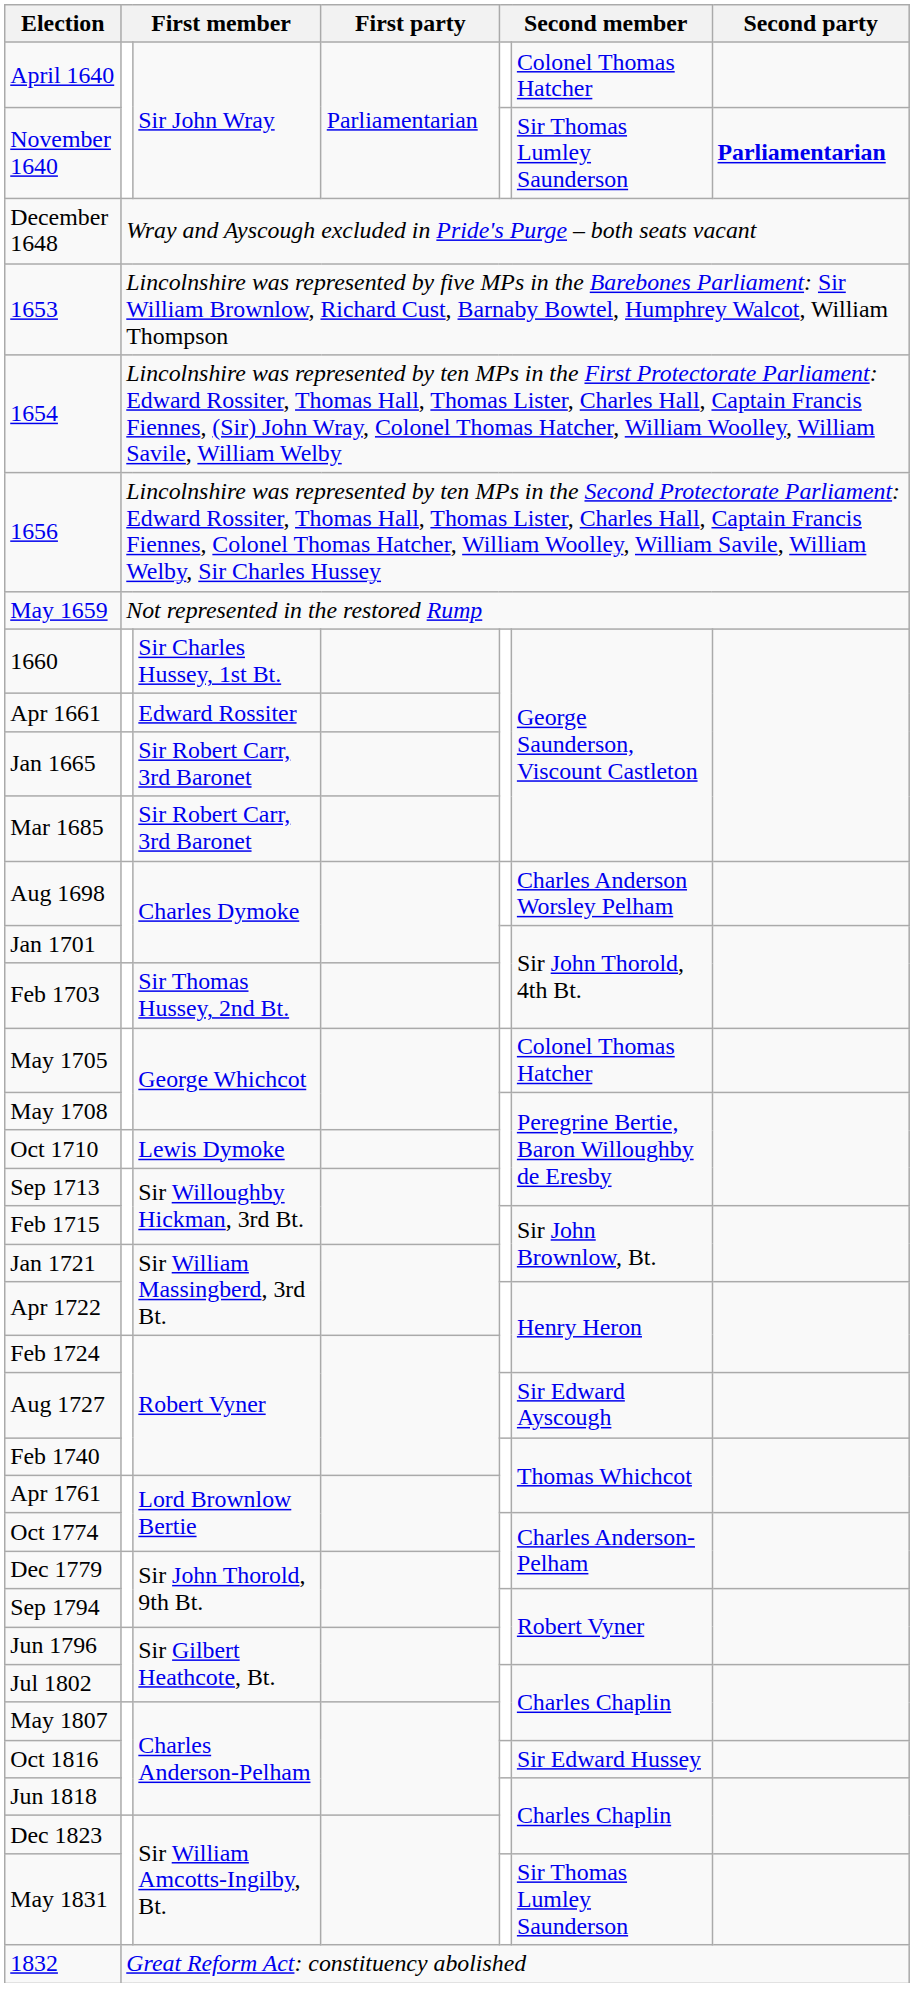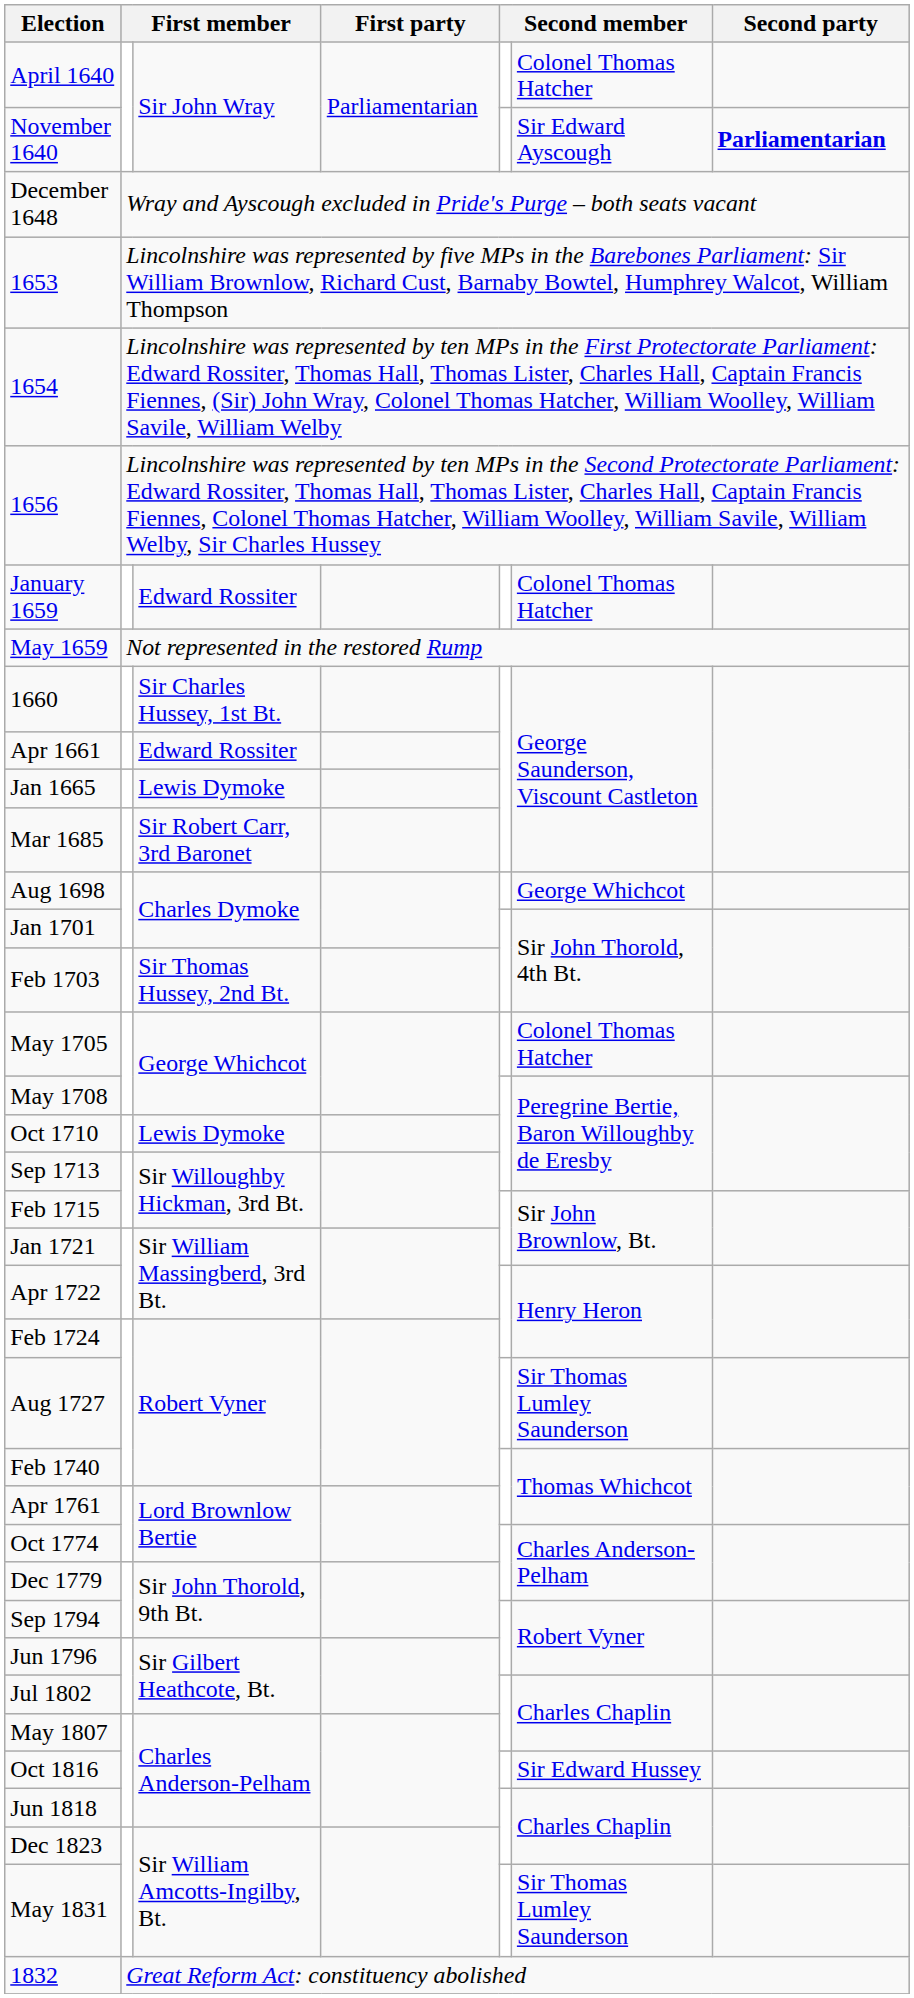(573, 152) Sir Thomas Lumley Saunderson -> (571, 139) Sir Edward Ayscough
+ row: (47, 596)
(214, 763) Sir Robert Carr, 3rd Baronet -> (211, 787) Lewis Dymoke
(602, 892) Charles Anderson Worsley Pelham -> (601, 890) George Whichcot
(571, 1405) Sir Edward Ayscough -> (573, 1402) Sir Thomas Lumley Saunderson
